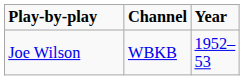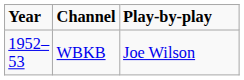columns swapped: (211, 17) <-> (53, 17)
